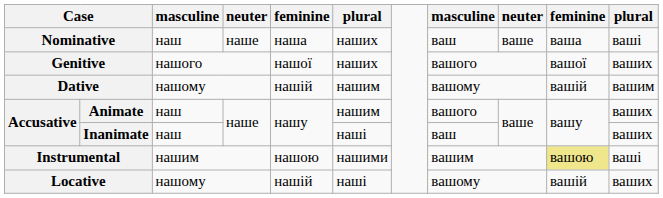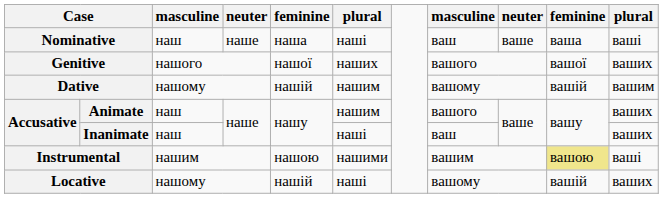(357, 39) наших -> (352, 39) наші
